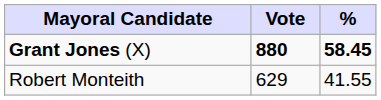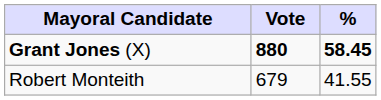(272, 79) 629 -> (272, 79) 679
